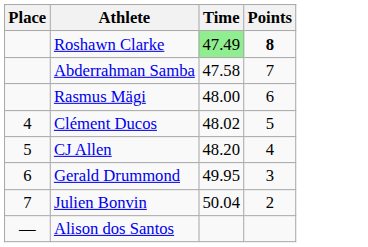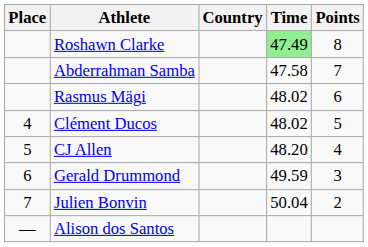+ column: (233, 17)
(270, 44) bold -> (338, 44) normal
(221, 96) 48.00 -> (289, 96) 48.02
(221, 176) 49.95 -> (289, 176) 49.59
